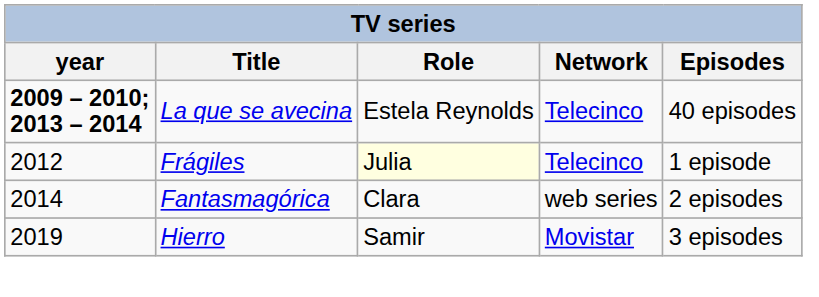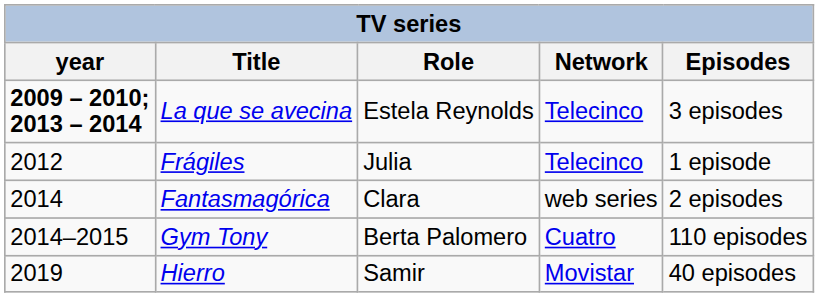(732, 112) 40 episodes -> (726, 112) 3 episodes
(387, 162) lightyellow background -> (387, 162) no background
+ row: (214, 237)
(726, 237) 3 episodes -> (732, 274) 40 episodes
